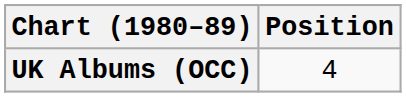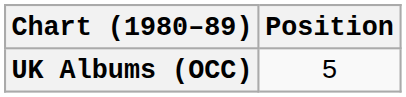(330, 70) 4 -> (330, 70) 5
